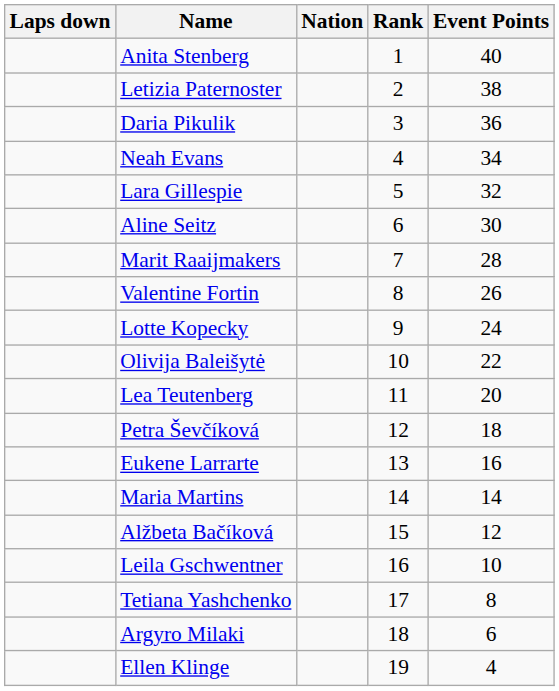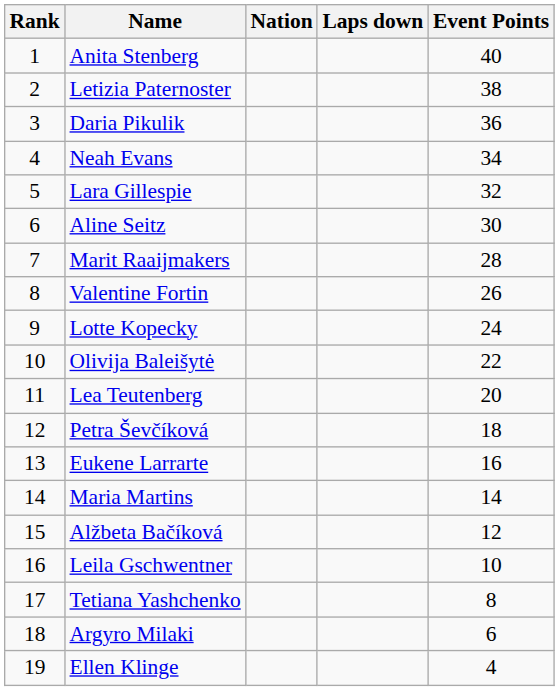columns swapped: (398, 21) <-> (60, 21)
